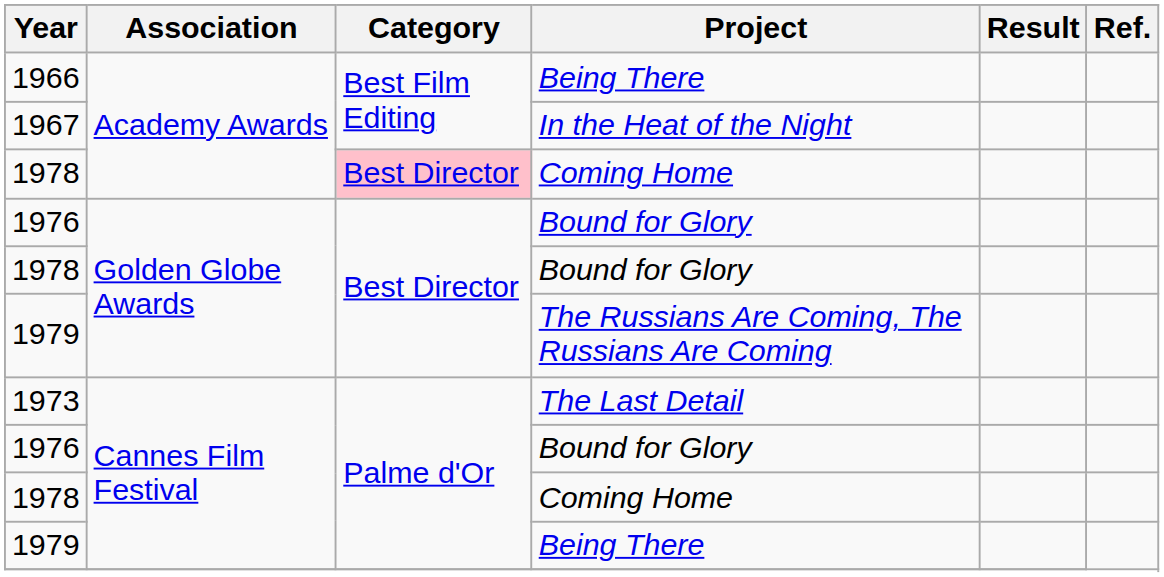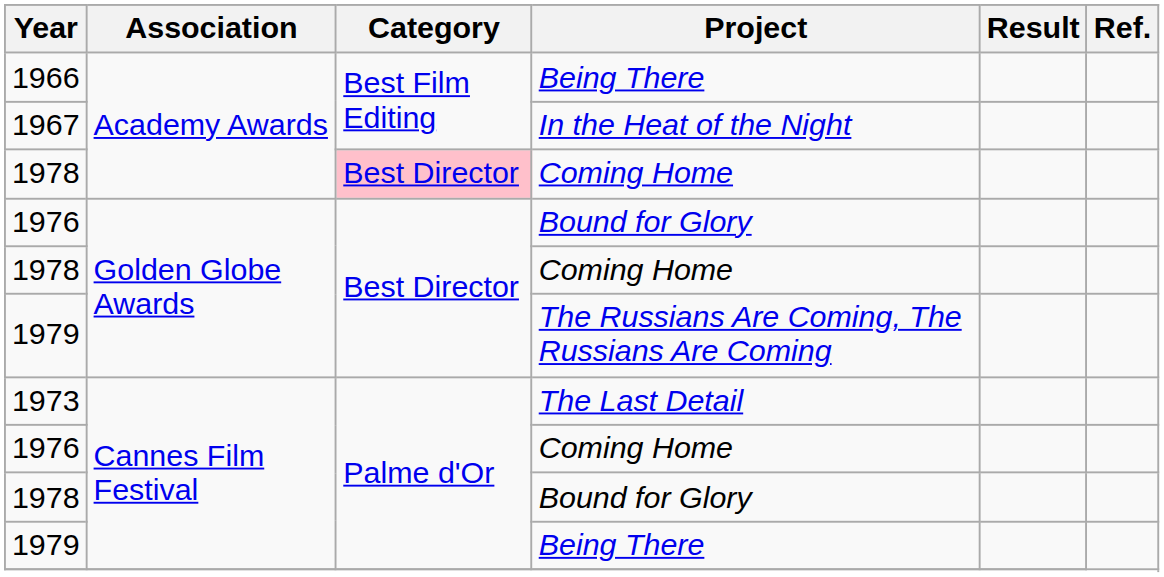(645, 269) Bound for Glory -> (636, 269) Coming Home
(645, 448) Bound for Glory -> (636, 448) Coming Home
(636, 496) Coming Home -> (645, 496) Bound for Glory
